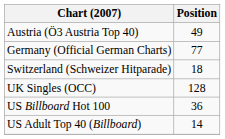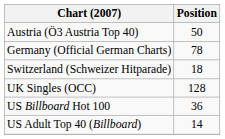(197, 32) 49 -> (197, 32) 50
(197, 50) 77 -> (197, 50) 78
